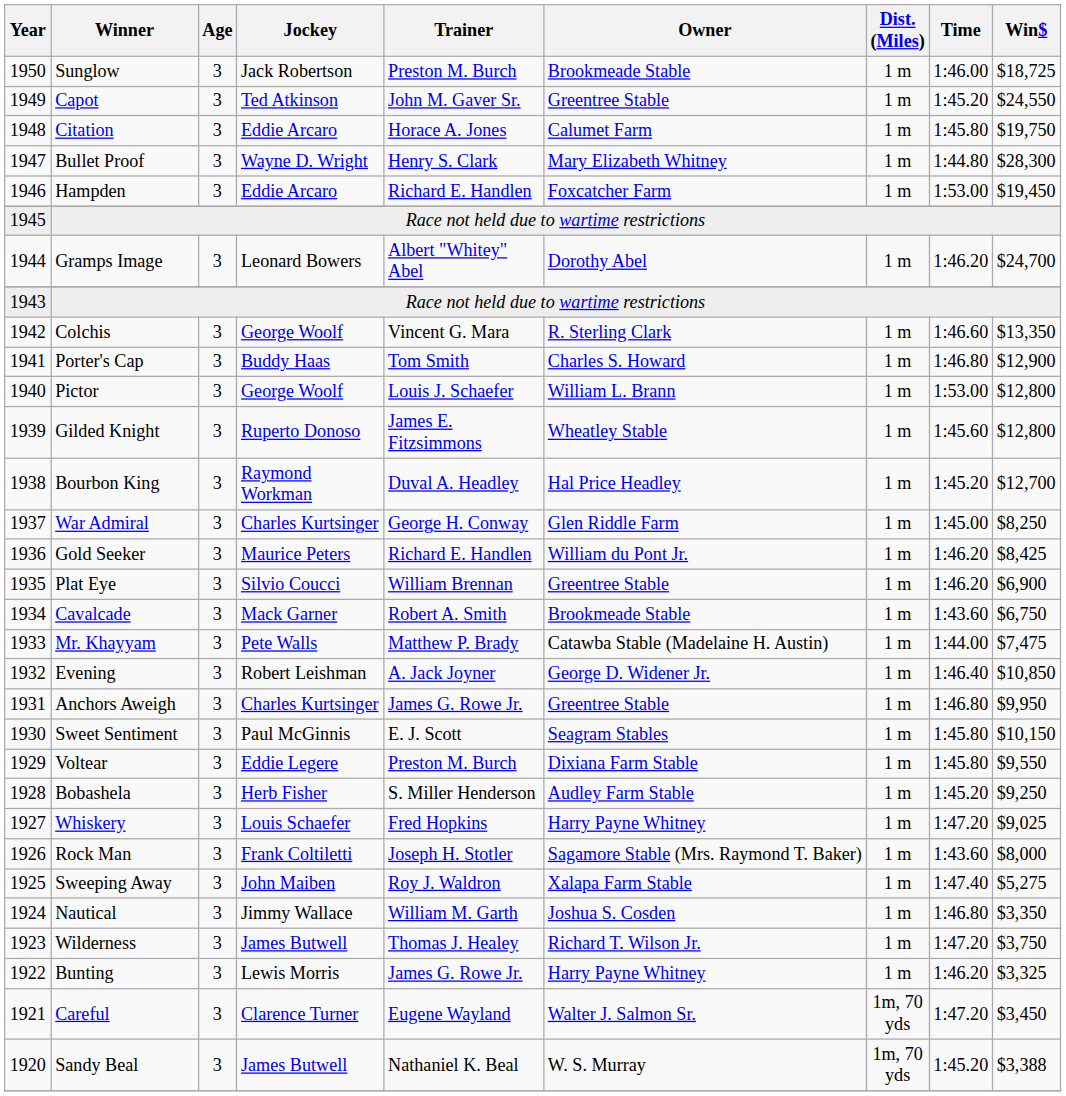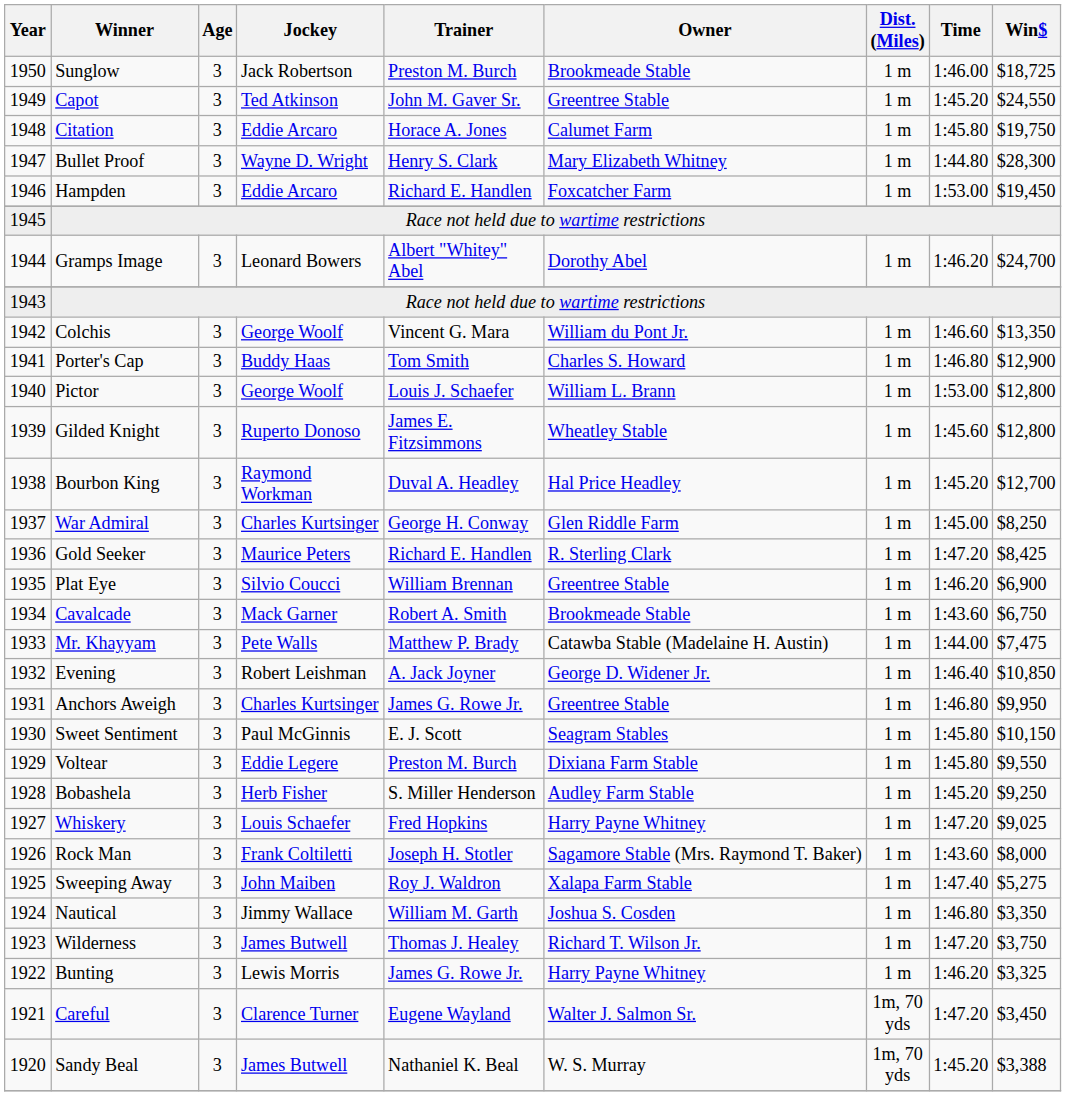(610, 332) R. Sterling Clark -> (618, 332) William du Pont Jr.
(618, 554) William du Pont Jr. -> (610, 554) R. Sterling Clark
(961, 554) 1:46.20 -> (961, 554) 1:47.20
